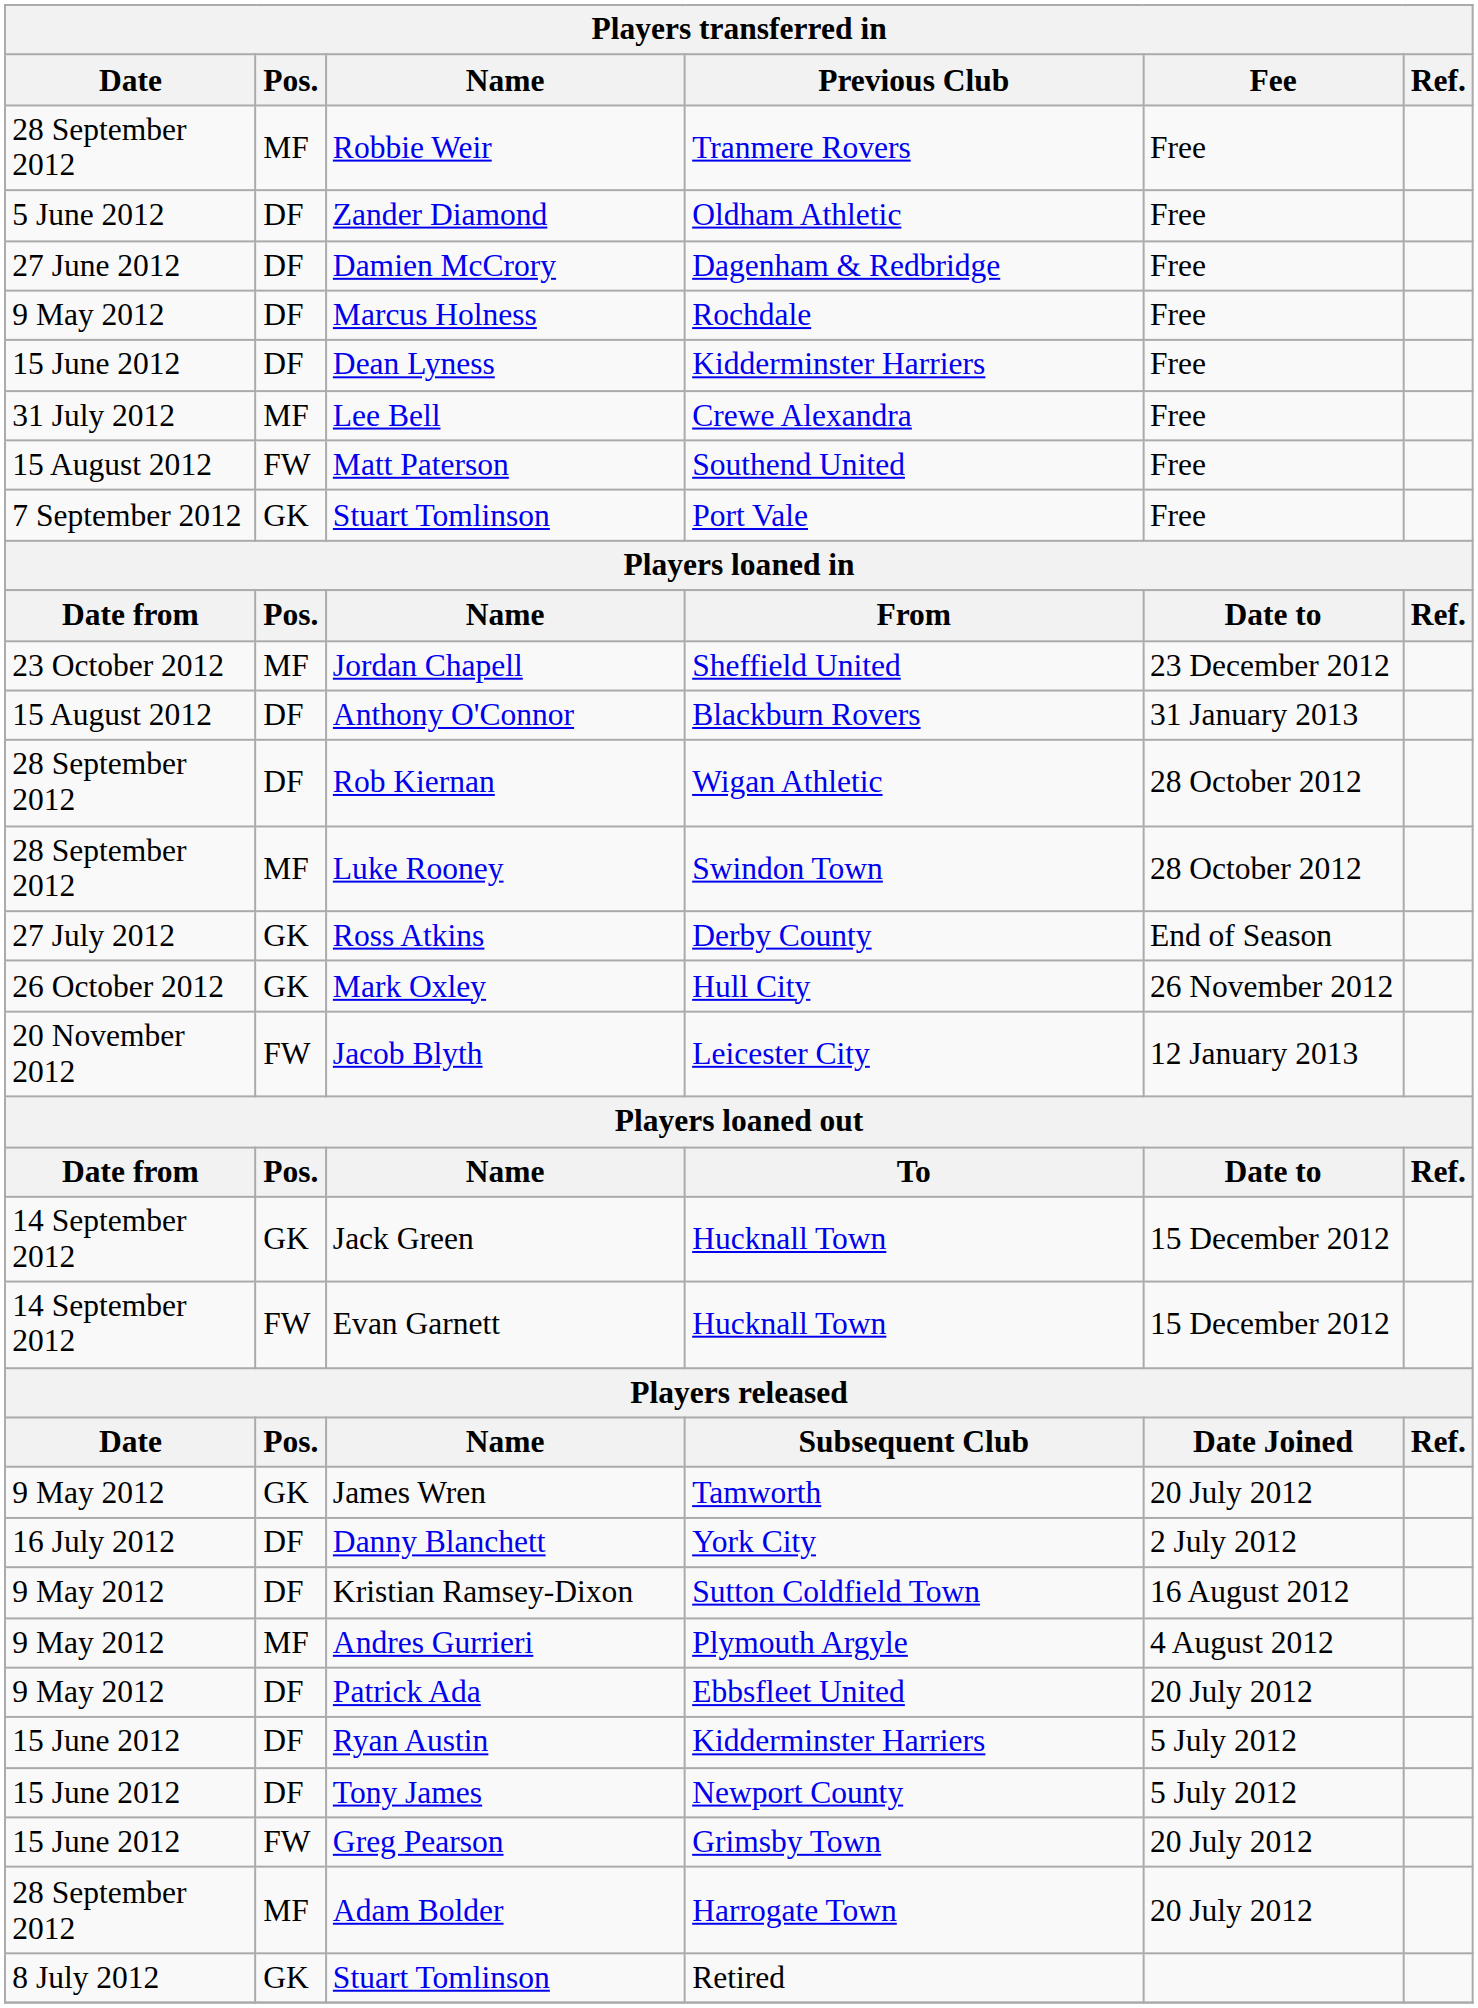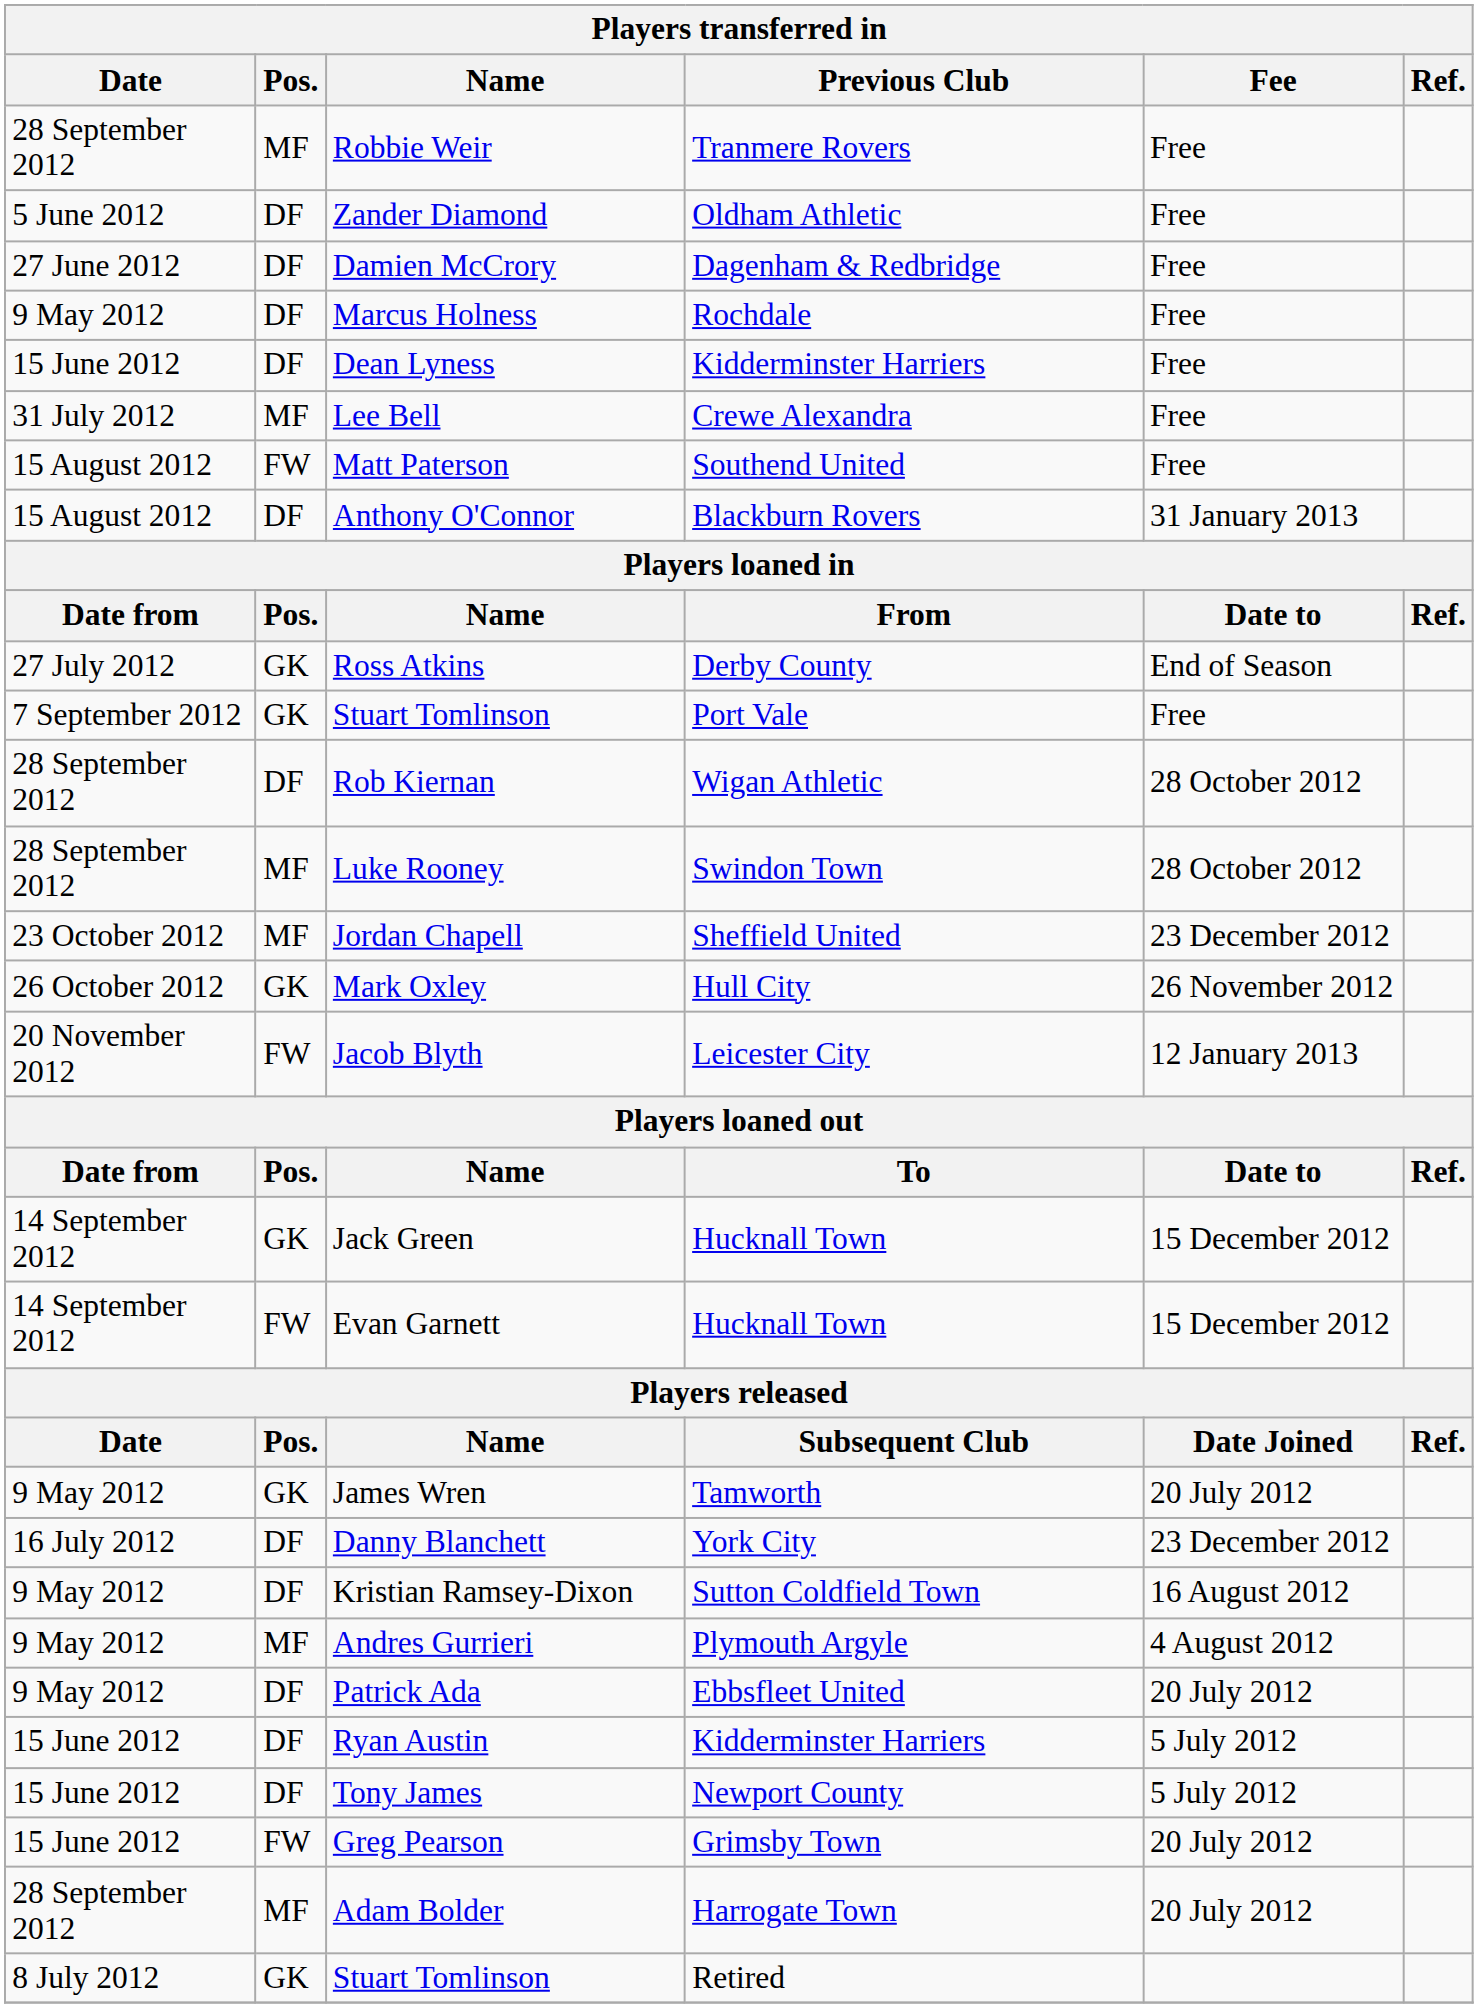rows swapped: (441, 514) <-> (453, 714)
rows swapped: (409, 935) <-> (428, 664)
(1223, 1541) 2 July 2012 -> (1270, 1541) 23 December 2012
